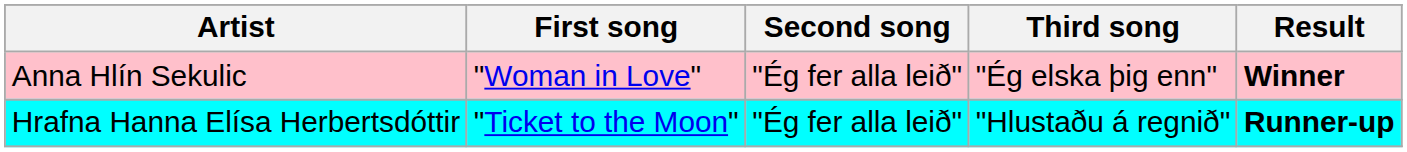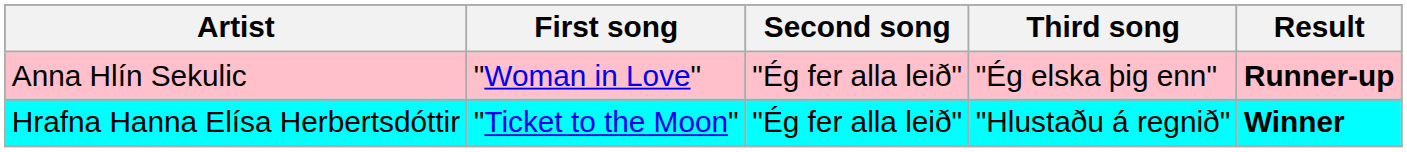(1294, 75) Winner -> (1319, 75) Runner-up
(1319, 122) Runner-up -> (1294, 122) Winner
